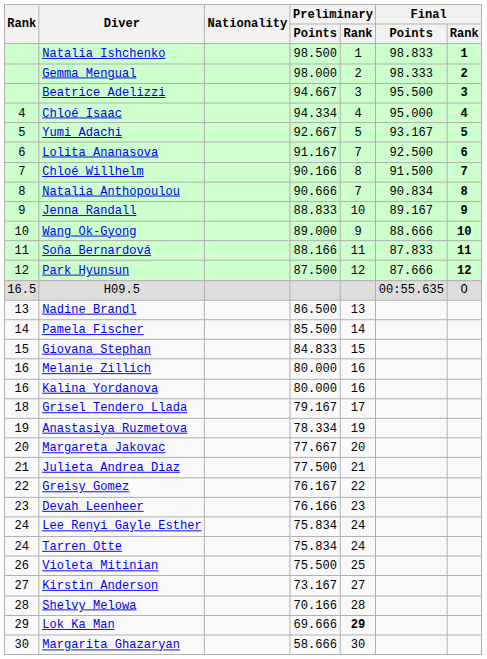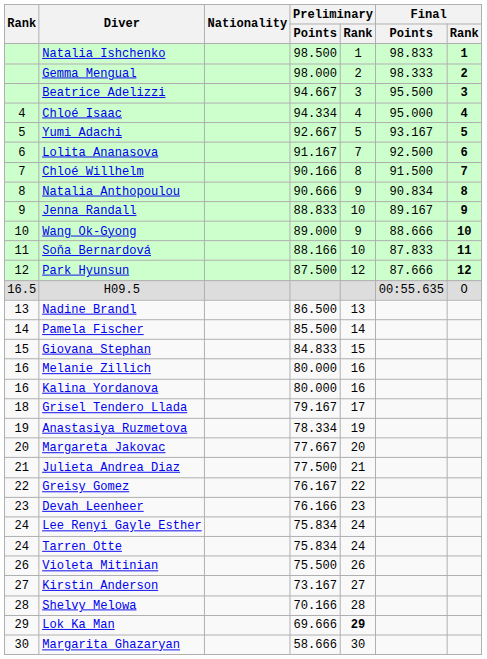(358, 192) 7 -> (358, 192) 9
(358, 251) 11 -> (358, 251) 10
(358, 566) 25 -> (358, 566) 26
